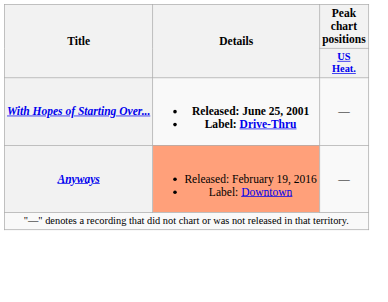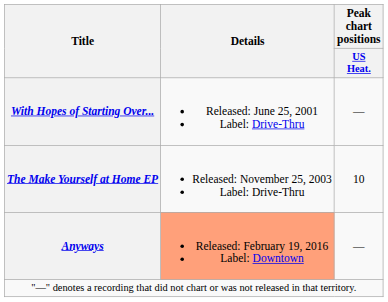(236, 118) bold -> (248, 118) normal
+ row: (83, 178)
